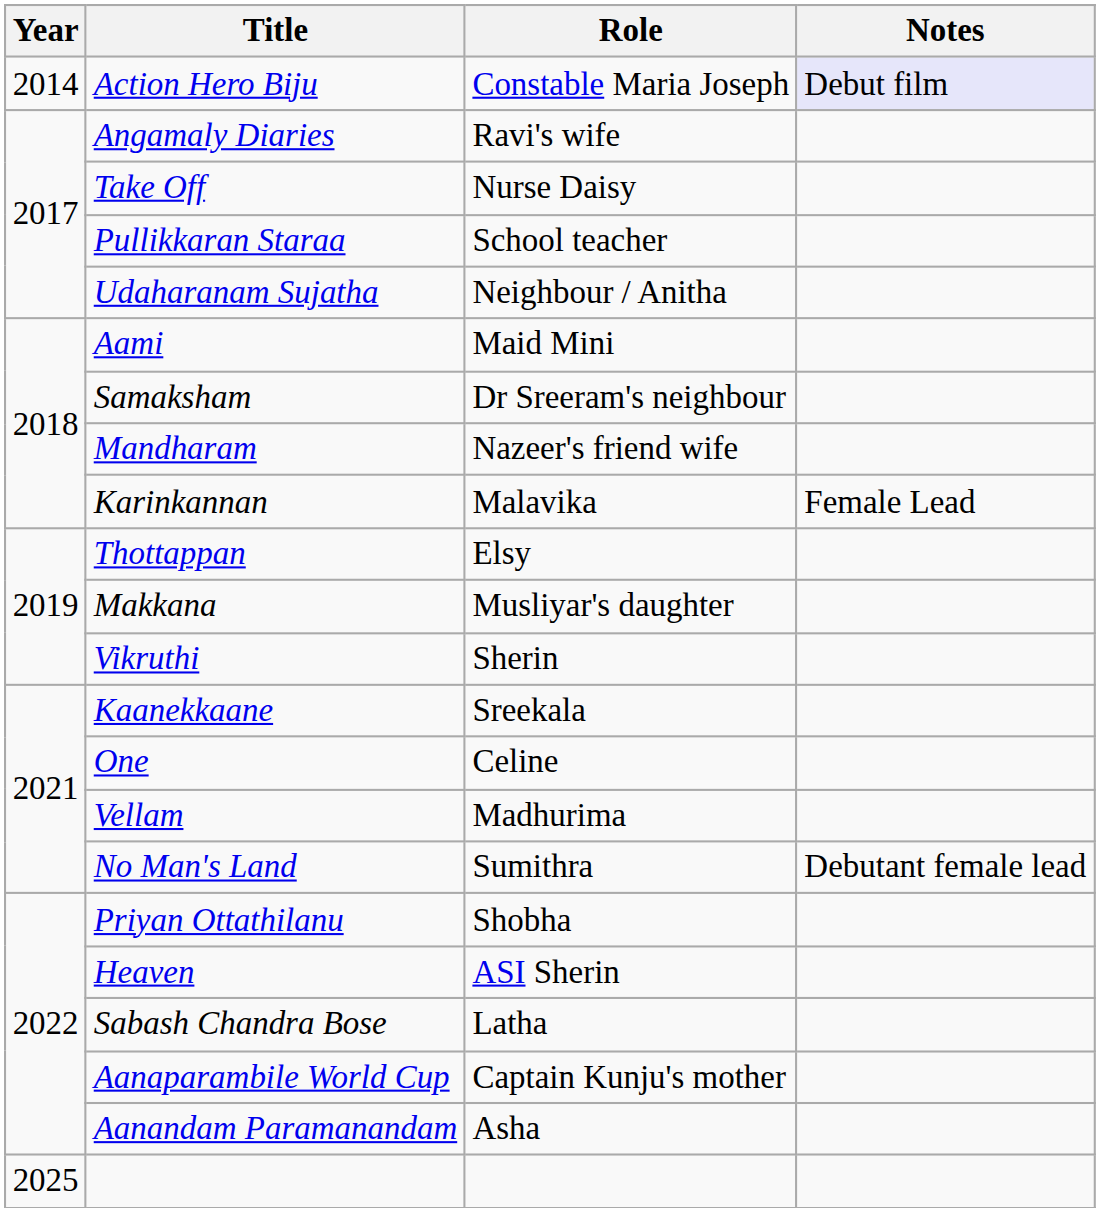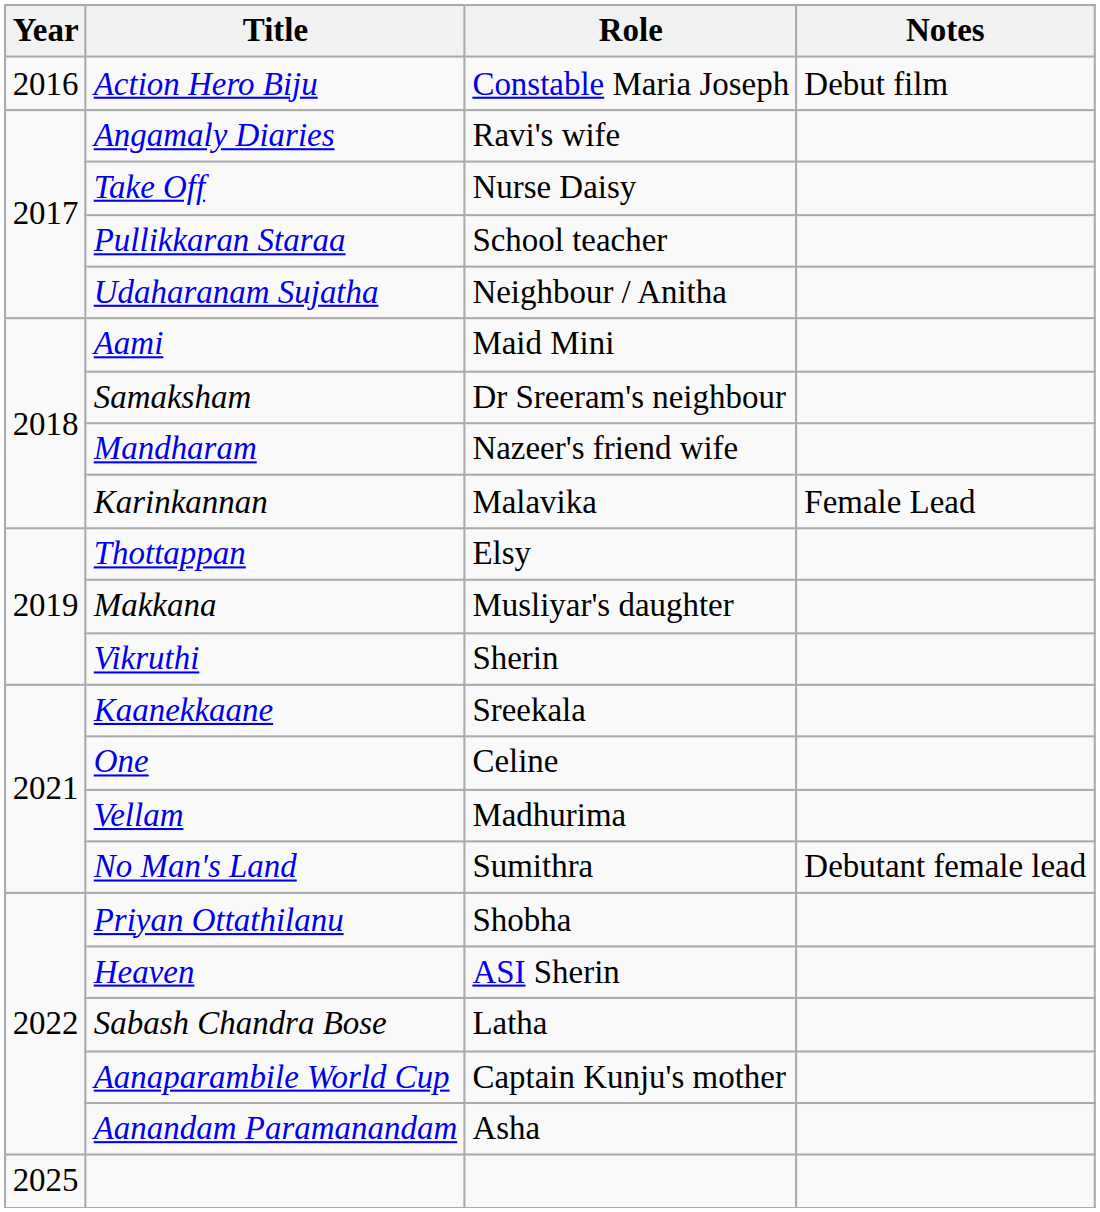(46, 82) 2014 -> (46, 82) 2016
(876, 82) lavender background -> (876, 82) no background
